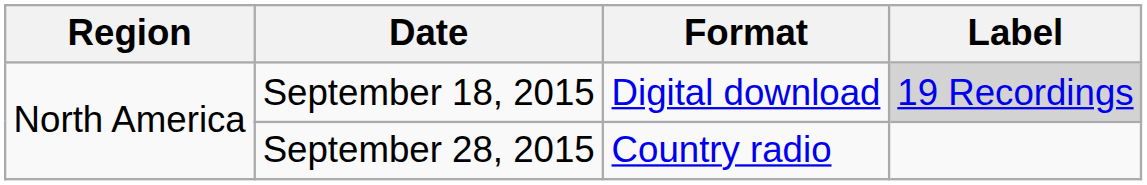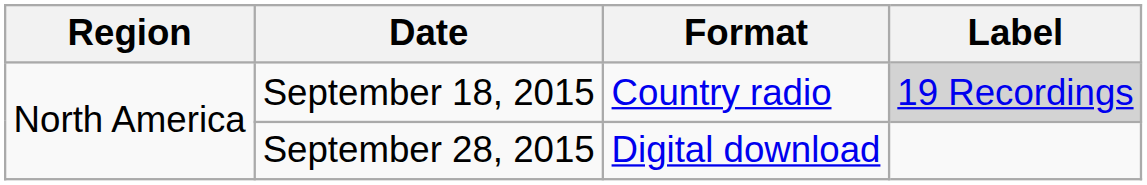(746, 91) Digital download -> (722, 91) Country radio
(722, 149) Country radio -> (746, 149) Digital download
